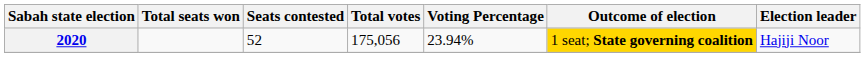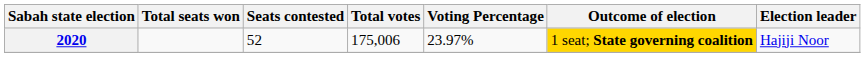(376, 40) 175,056 -> (376, 40) 175,006
(450, 40) 23.94% -> (450, 40) 23.97%
